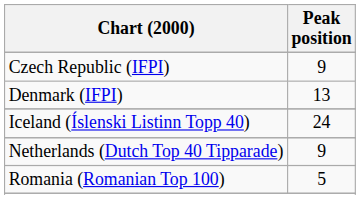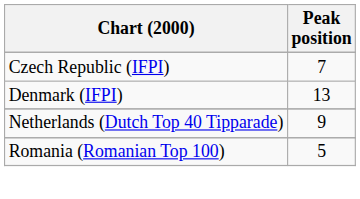(322, 66) 9 -> (322, 66) 7
- row: (129, 123)
